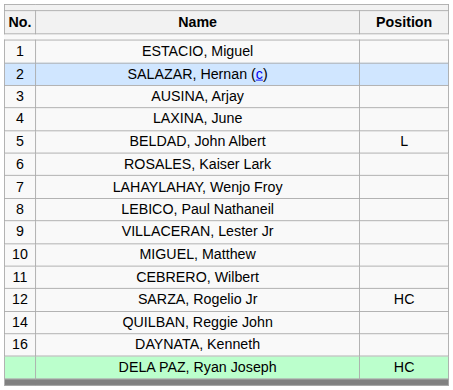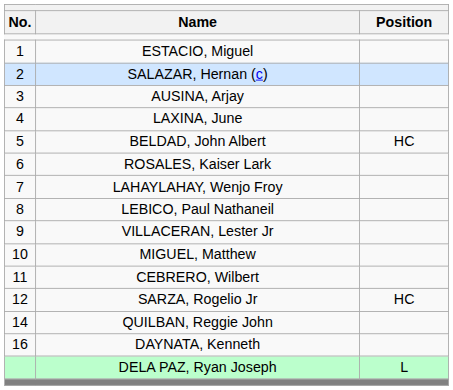(404, 141) L -> (404, 141) HC
(404, 367) HC -> (404, 367) L
